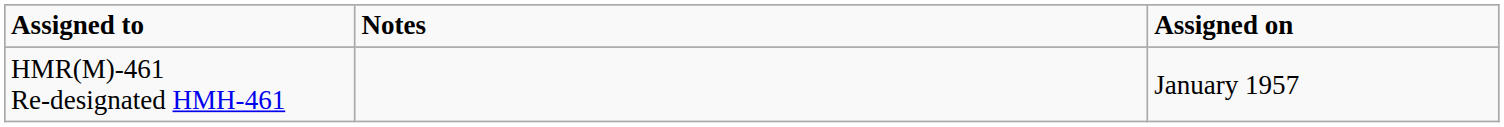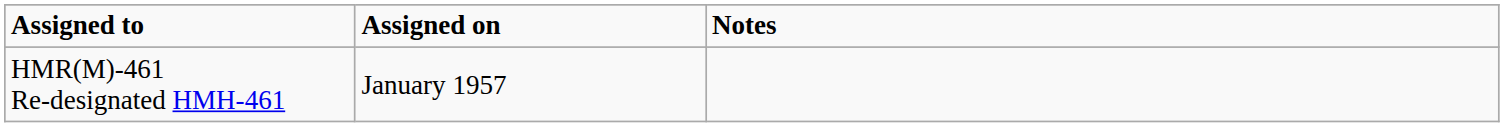columns swapped: (1224, 25) <-> (394, 25)
